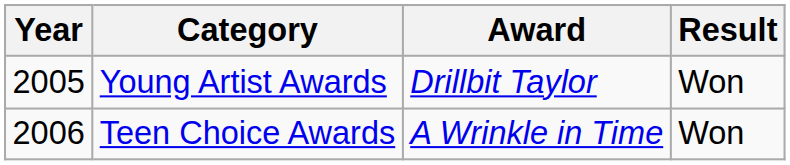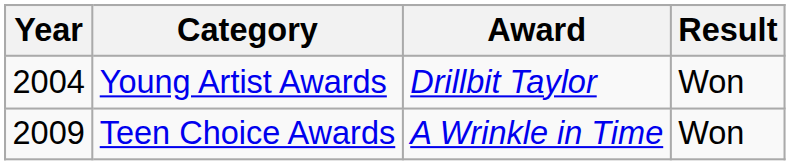(49, 81) 2005 -> (49, 81) 2004
(49, 133) 2006 -> (49, 133) 2009
